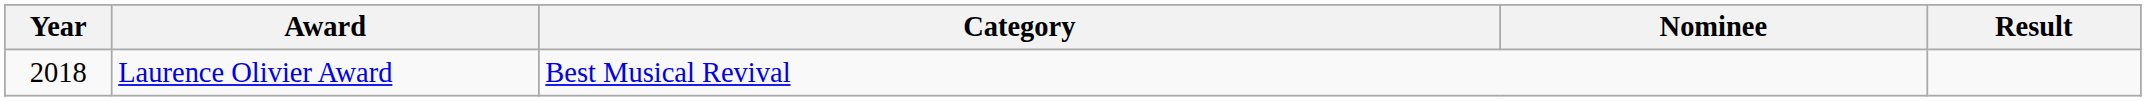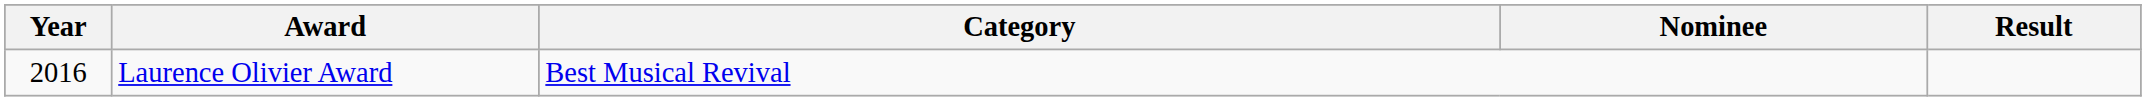(58, 72) 2018 -> (58, 72) 2016
